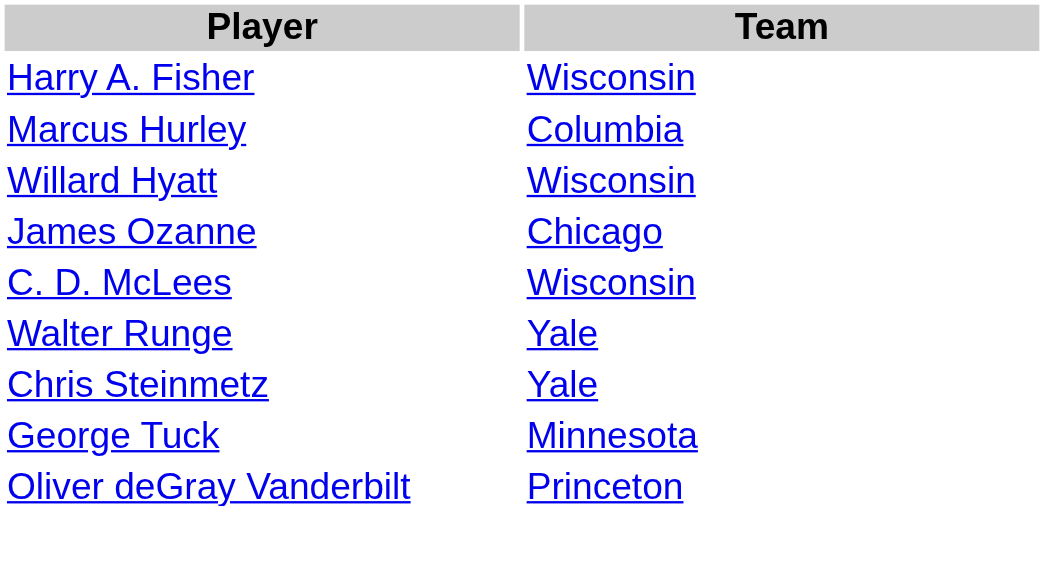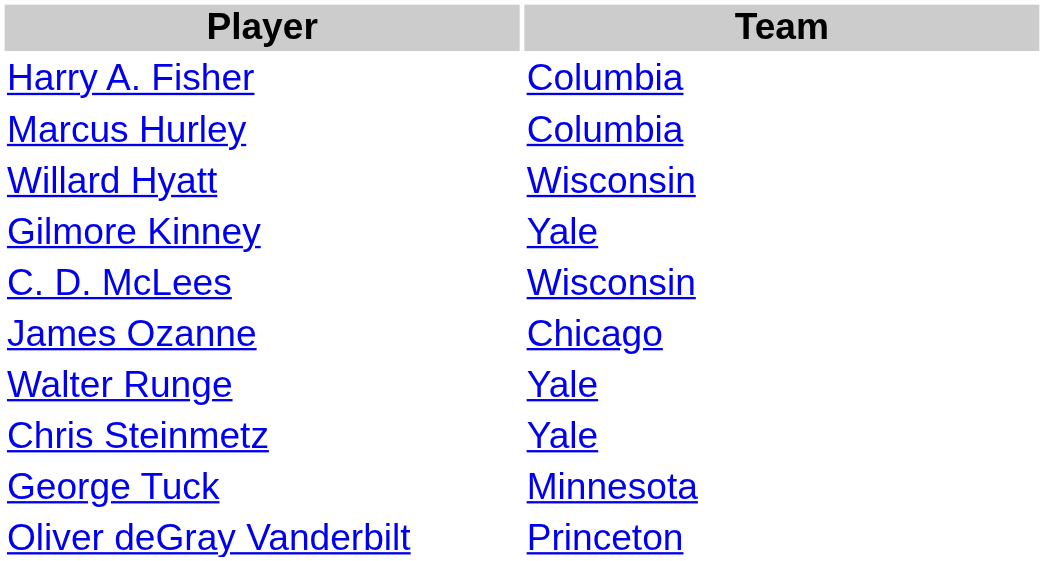(611, 78) Wisconsin -> (605, 78) Columbia
+ row: (134, 231)
rows swapped: (119, 282) <-> (132, 231)
